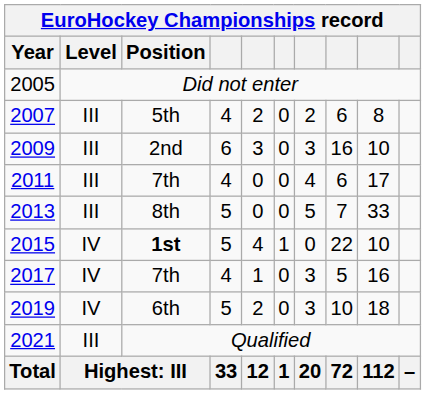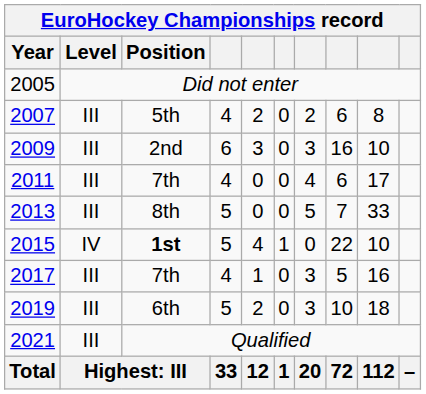(91, 276) IV -> (91, 276) III
(91, 308) IV -> (91, 308) III
